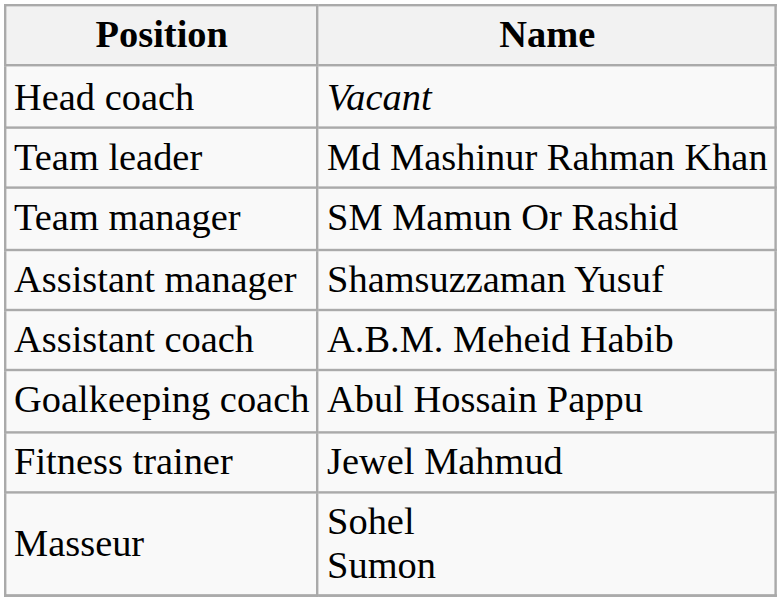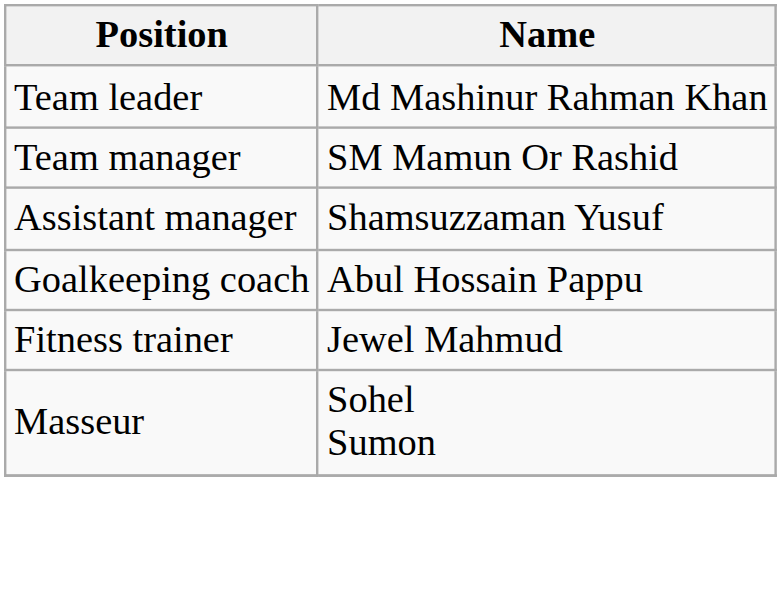- row: (104, 95)
- row: (134, 339)
